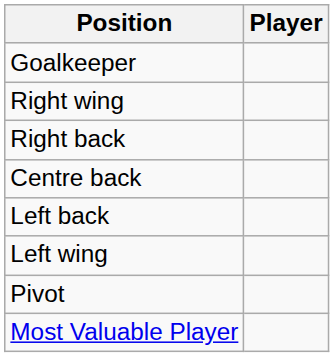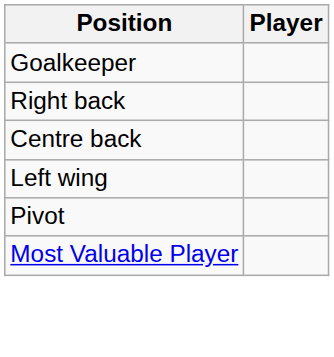- row: (67, 100)
- row: (60, 216)
